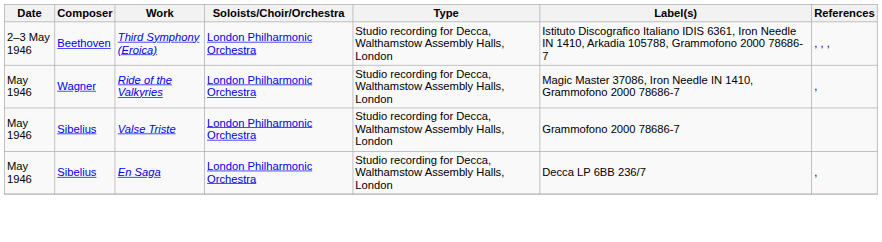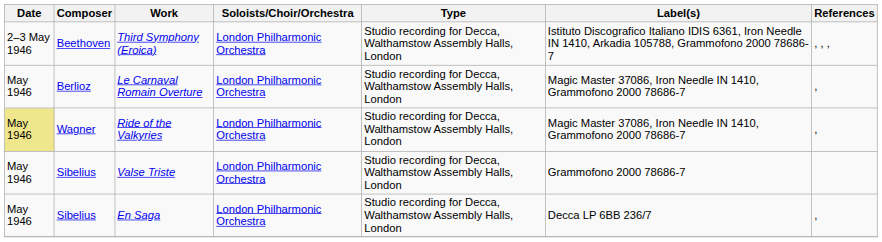+ row: (160, 86)
(19, 86) no background -> (19, 129) khaki background
